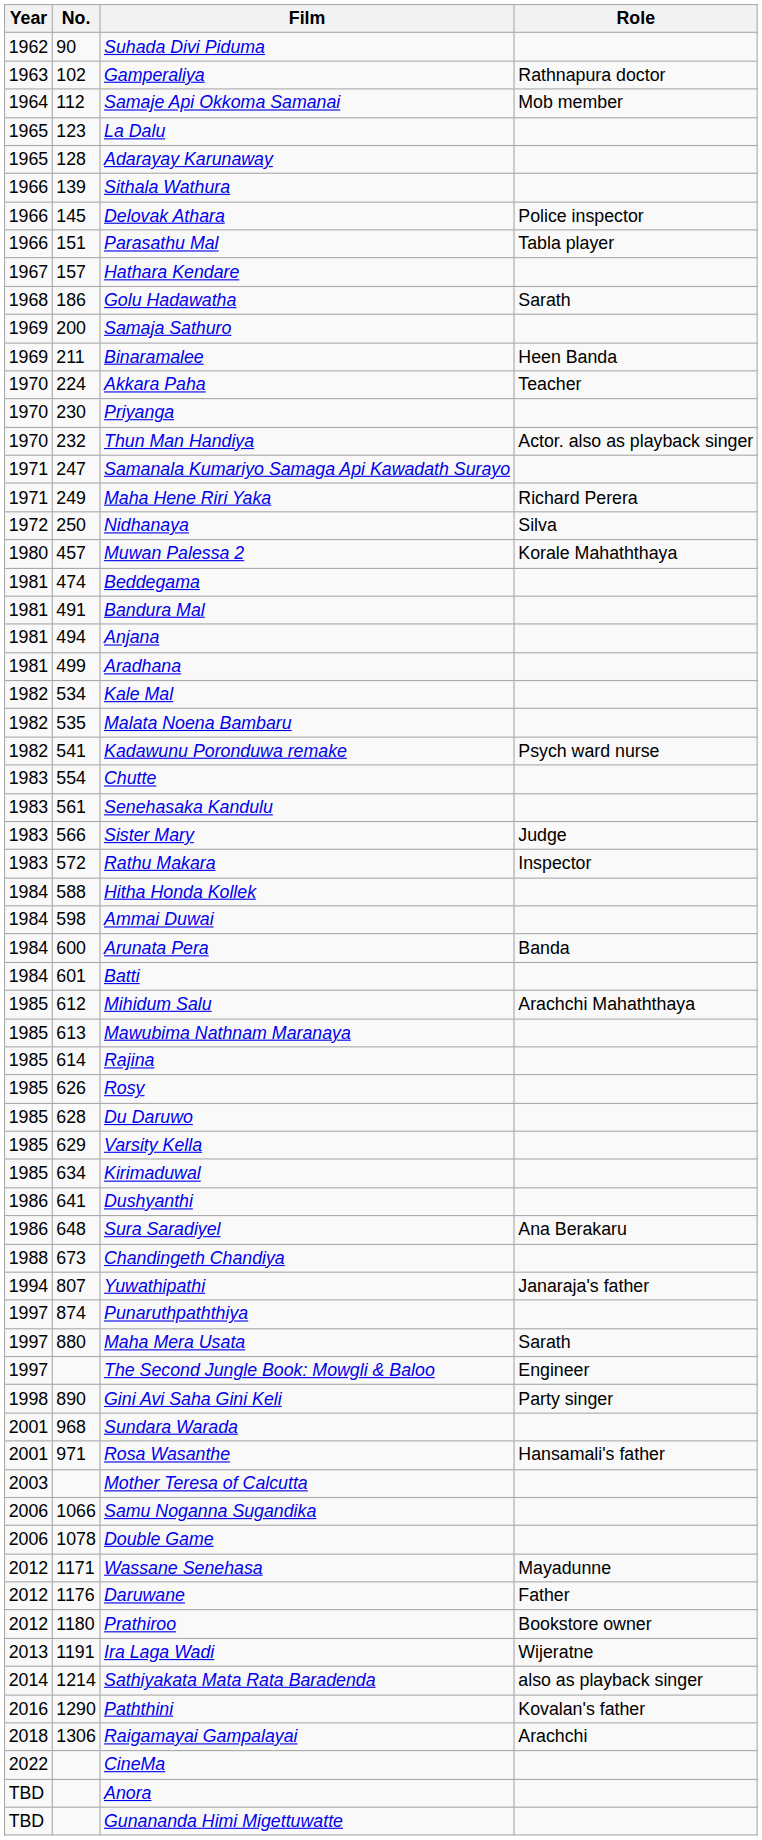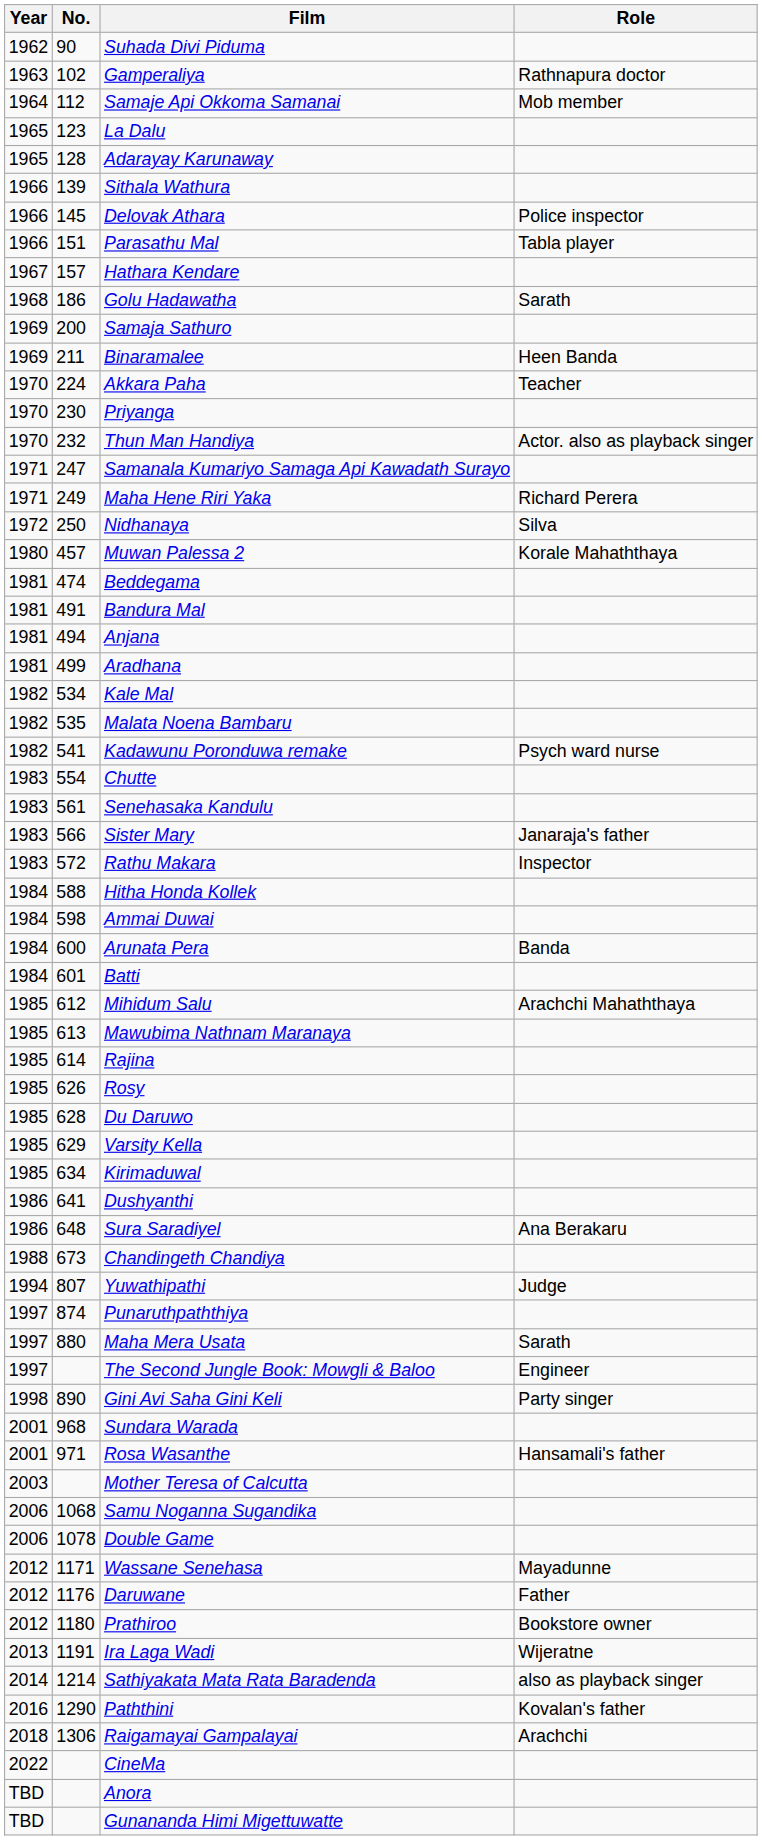(543, 835) Judge -> (584, 835) Janaraja's father
(584, 1286) Janaraja's father -> (543, 1286) Judge
(76, 1511) 1066 -> (76, 1511) 1068
